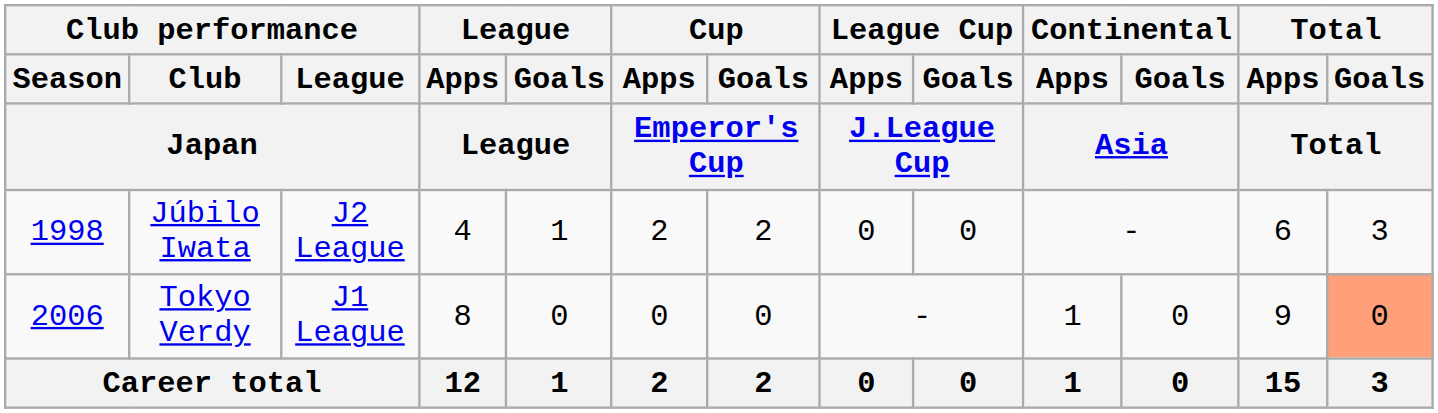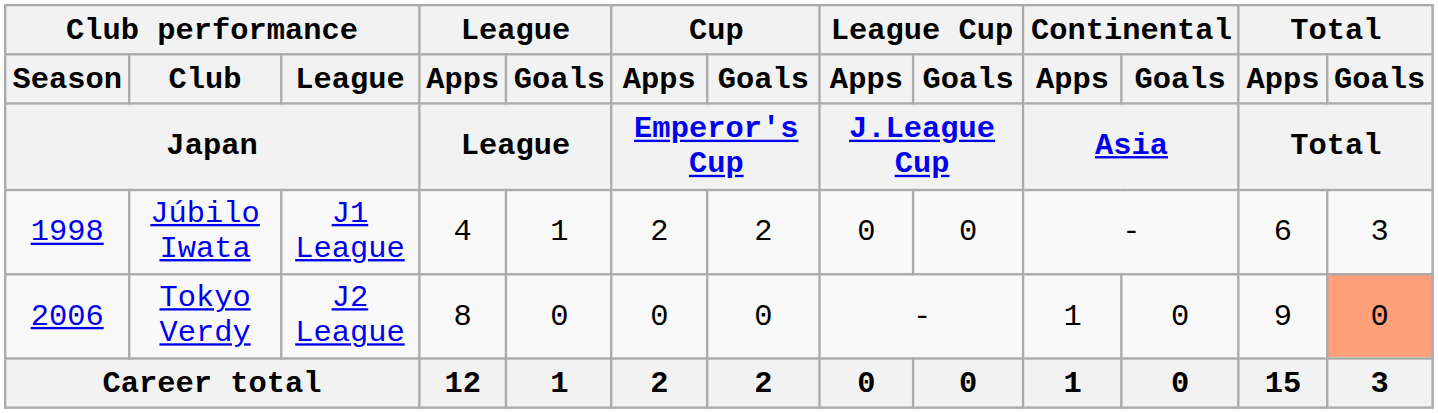(350, 231) J2 League -> (350, 231) J1 League
(350, 316) J1 League -> (350, 316) J2 League
